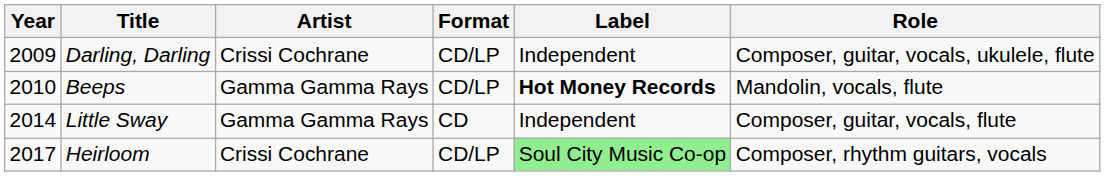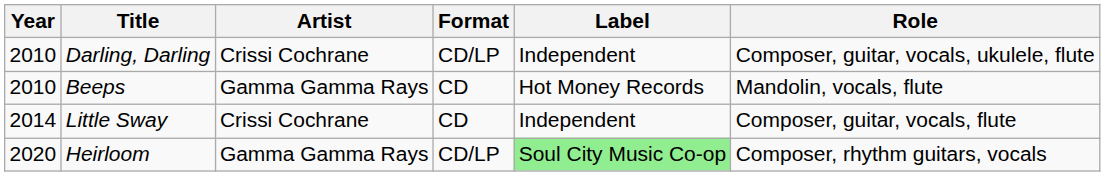(33, 54) 2009 -> (33, 54) 2010
(469, 87) CD/LP -> (453, 87) CD
(617, 87) bold -> (611, 87) normal
(324, 120) Gamma Gamma Rays -> (294, 120) Crissi Cochrane
(33, 154) 2017 -> (33, 154) 2020
(294, 154) Crissi Cochrane -> (324, 154) Gamma Gamma Rays
